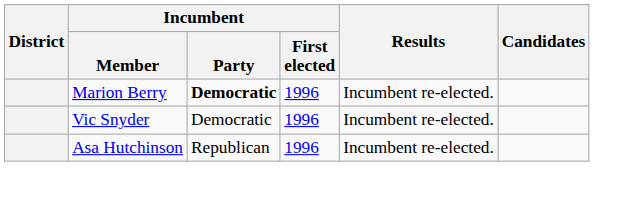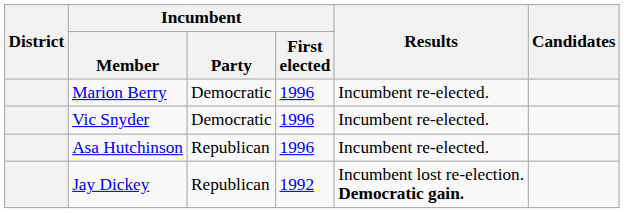(234, 92) bold -> (231, 92) normal
+ row: (111, 184)
